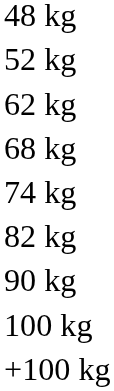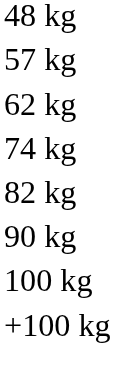- row: (40, 59)
+ row: (40, 59)
- row: (40, 148)
